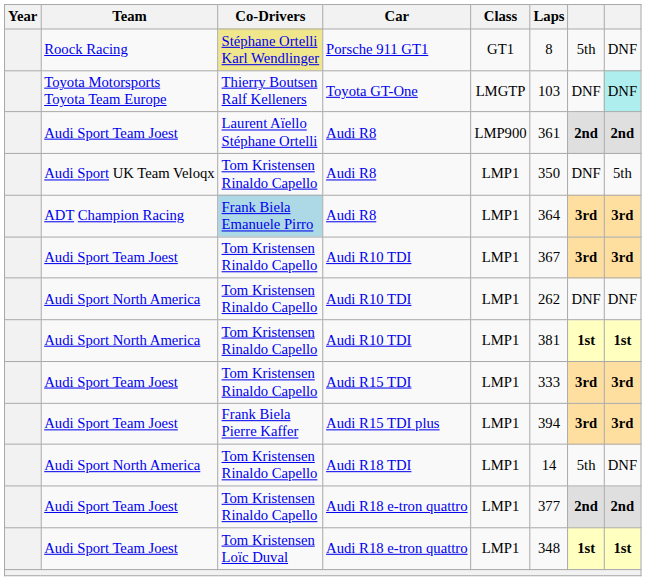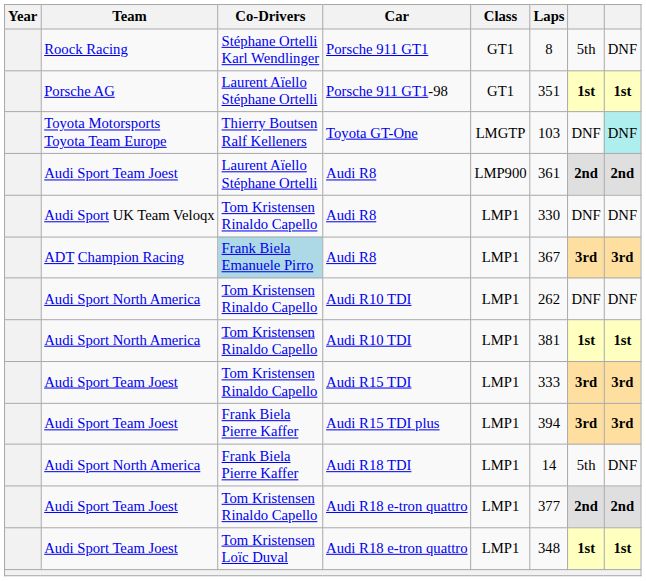(270, 49) khaki background -> (270, 49) no background
+ row: (79, 91)
(549, 174) 350 -> (549, 216) 330
(622, 174) 5th -> (622, 216) DNF
(549, 216) 364 -> (549, 257) 367
- row: (111, 257)
(270, 465) Tom Kristensen Rinaldo Capello -> (260, 465) Frank Biela Pierre Kaffer
